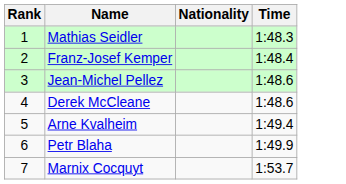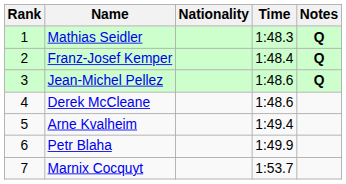+ column: (319, 15)
